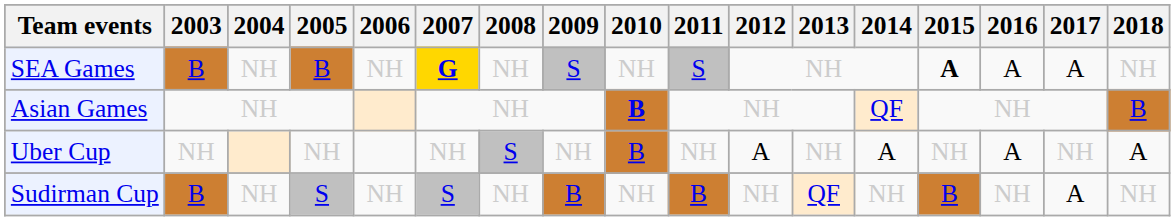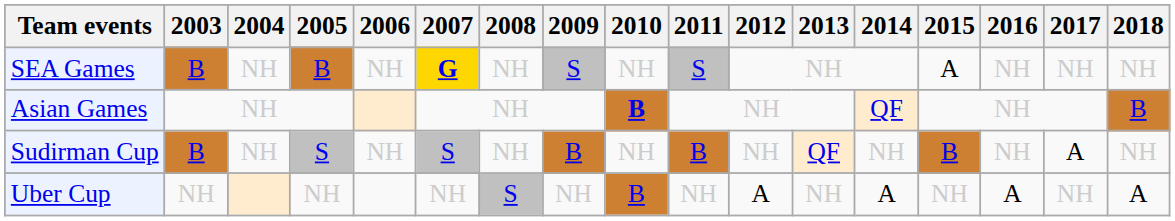(949, 67) bold -> (949, 67) normal
(1012, 67) A -> (1012, 67) NH
(1075, 67) A -> (1075, 67) NH
rows swapped: (61, 152) <-> (85, 194)
